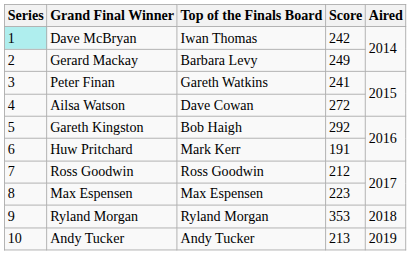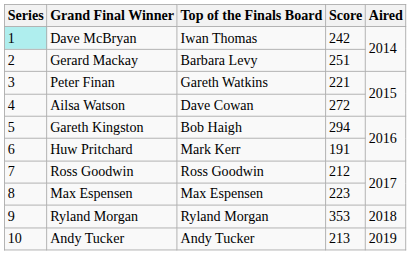(339, 60) 249 -> (339, 60) 251
(339, 82) 241 -> (339, 82) 221
(339, 127) 292 -> (339, 127) 294
